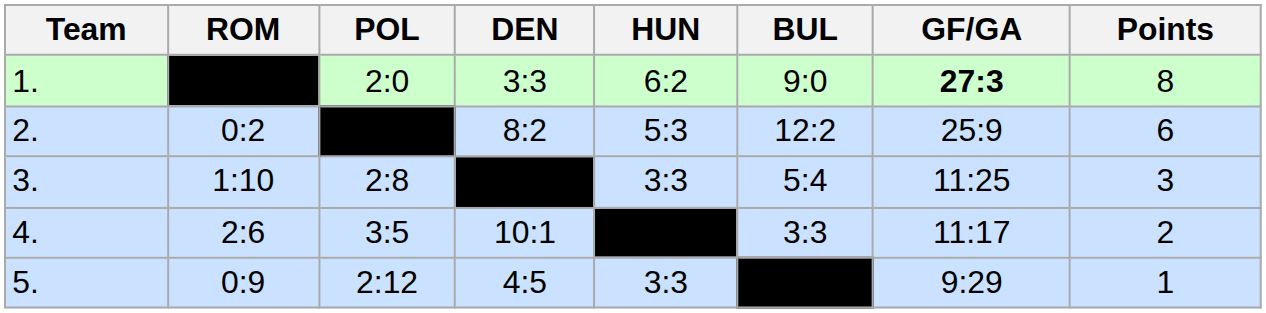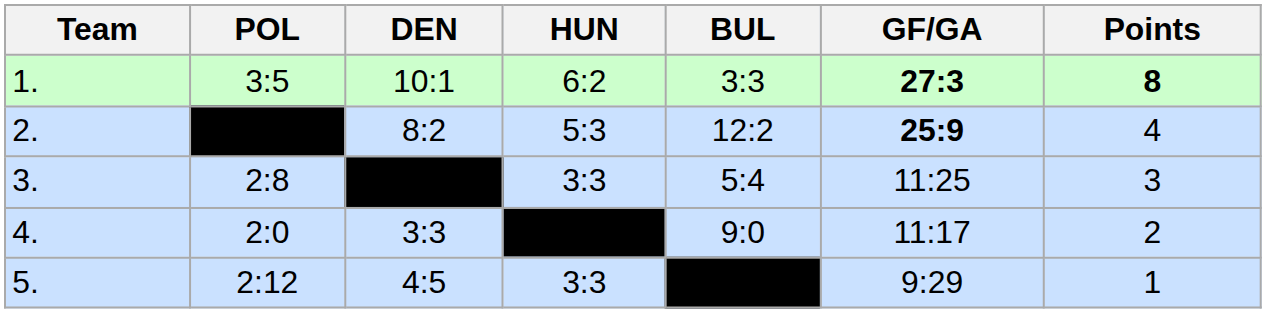- column: (243, 29)
(387, 80) 2:0 -> (267, 80) 3:5
(525, 80) 3:3 -> (424, 80) 10:1
(805, 80) 9:0 -> (743, 80) 3:3
(1165, 80) normal -> (1152, 80) bold
(972, 130) normal -> (932, 130) bold
(1165, 130) 6 -> (1152, 130) 4
(387, 231) 3:5 -> (267, 231) 2:0
(525, 231) 10:1 -> (424, 231) 3:3
(805, 231) 3:3 -> (743, 231) 9:0
